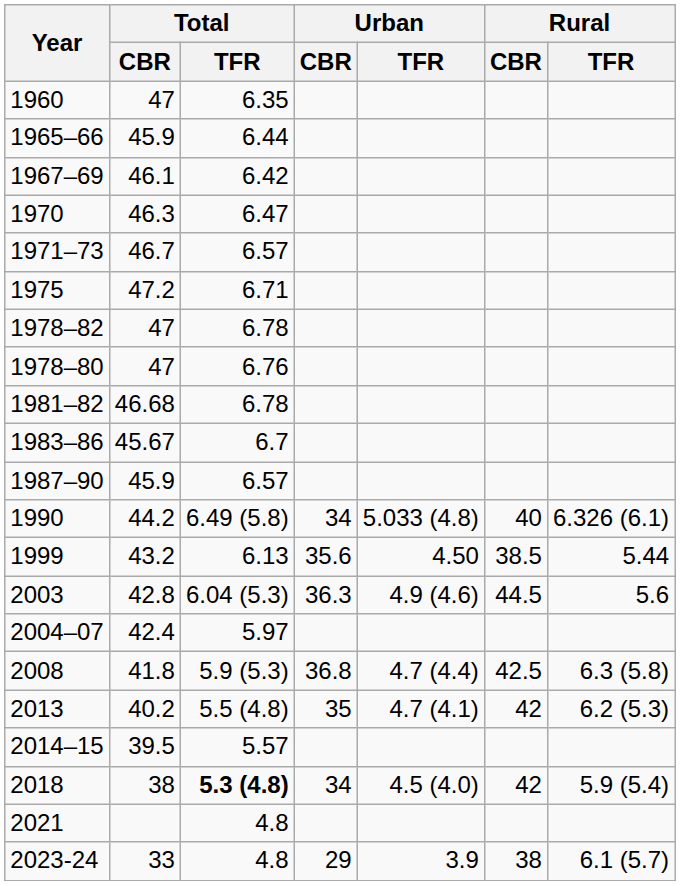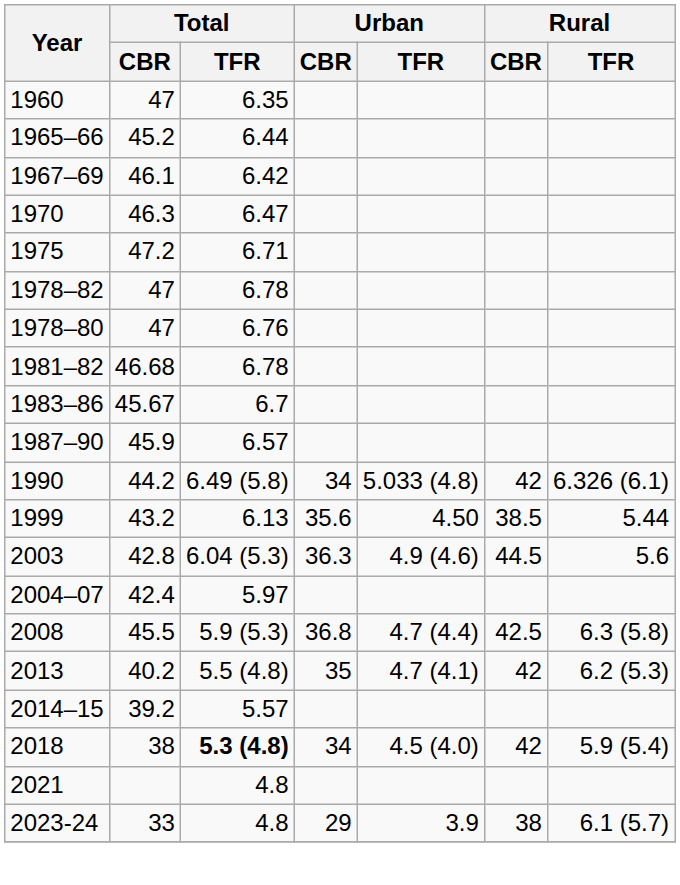(152, 137) 45.9 -> (152, 137) 45.2
- row: (57, 251)
(529, 518) 40 -> (529, 480) 42
(152, 670) 41.8 -> (152, 632) 45.5
(152, 746) 39.5 -> (152, 708) 39.2
